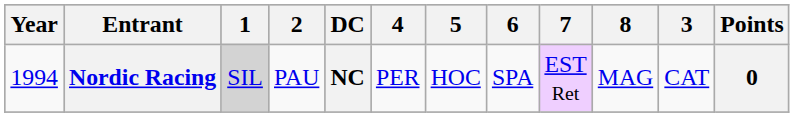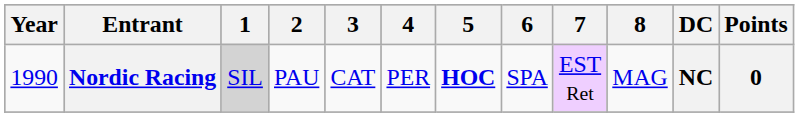columns swapped: (687, 24) <-> (348, 24)
(34, 77) 1994 -> (34, 77) 1990
(456, 77) normal -> (468, 77) bold
